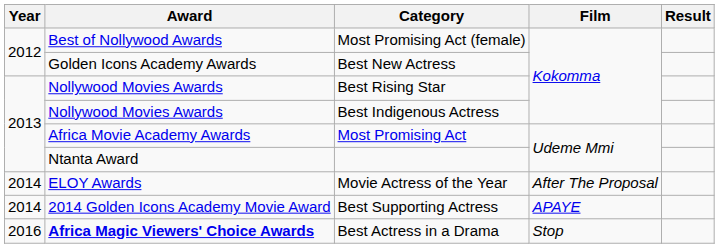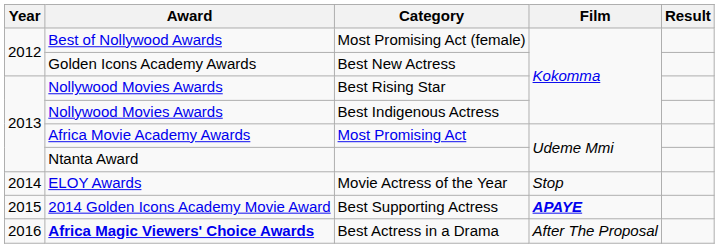(595, 183) After The Proposal -> (548, 183) Stop
(25, 207) 2014 -> (25, 207) 2015
(557, 207) normal -> (557, 207) bold
(548, 231) Stop -> (595, 231) After The Proposal
